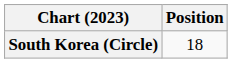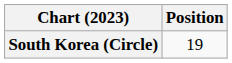(195, 44) 18 -> (195, 44) 19
